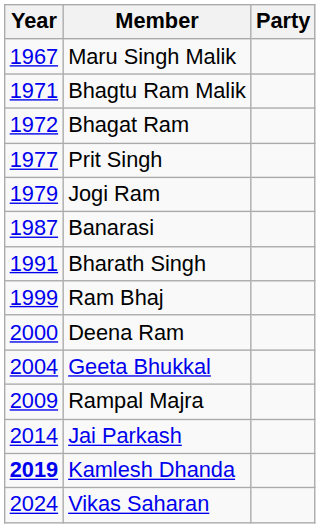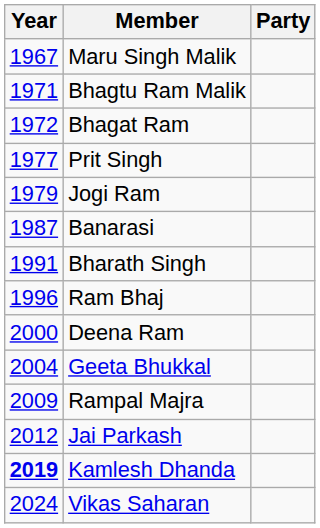(34, 297) 1999 -> (34, 297) 1996
(34, 435) 2014 -> (34, 435) 2012
